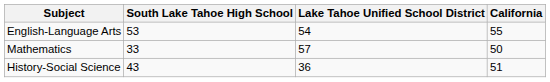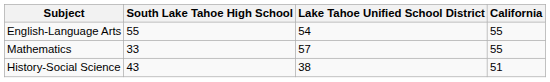(133, 31) 53 -> (133, 31) 55
(496, 49) 50 -> (496, 49) 55
(304, 67) 36 -> (304, 67) 38
